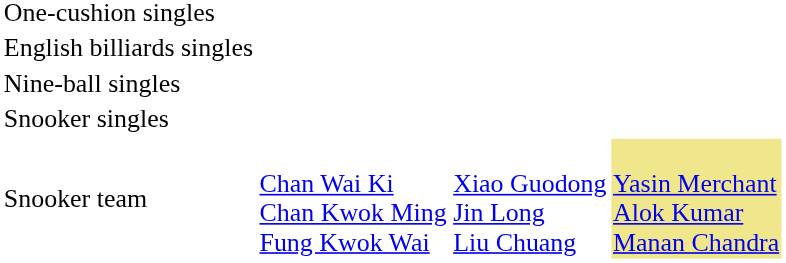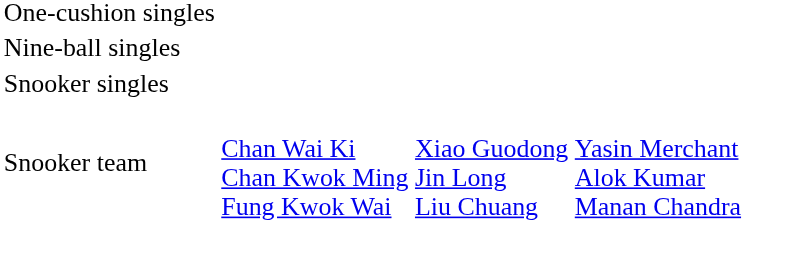- row: (128, 47)
(696, 213) khaki background -> (658, 177) no background
